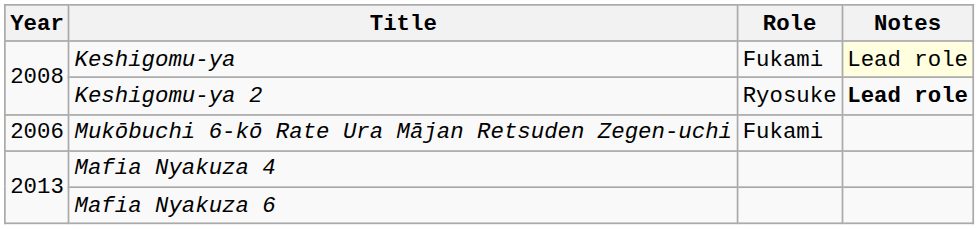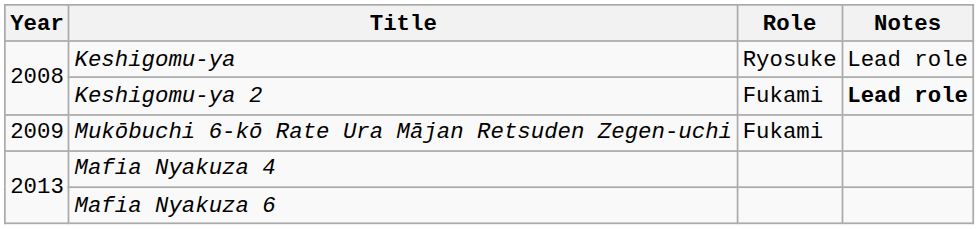(783, 60) Fukami -> (790, 60) Ryosuke
(908, 60) lightyellow background -> (908, 60) no background
(790, 96) Ryosuke -> (783, 96) Fukami
(37, 132) 2006 -> (37, 132) 2009
